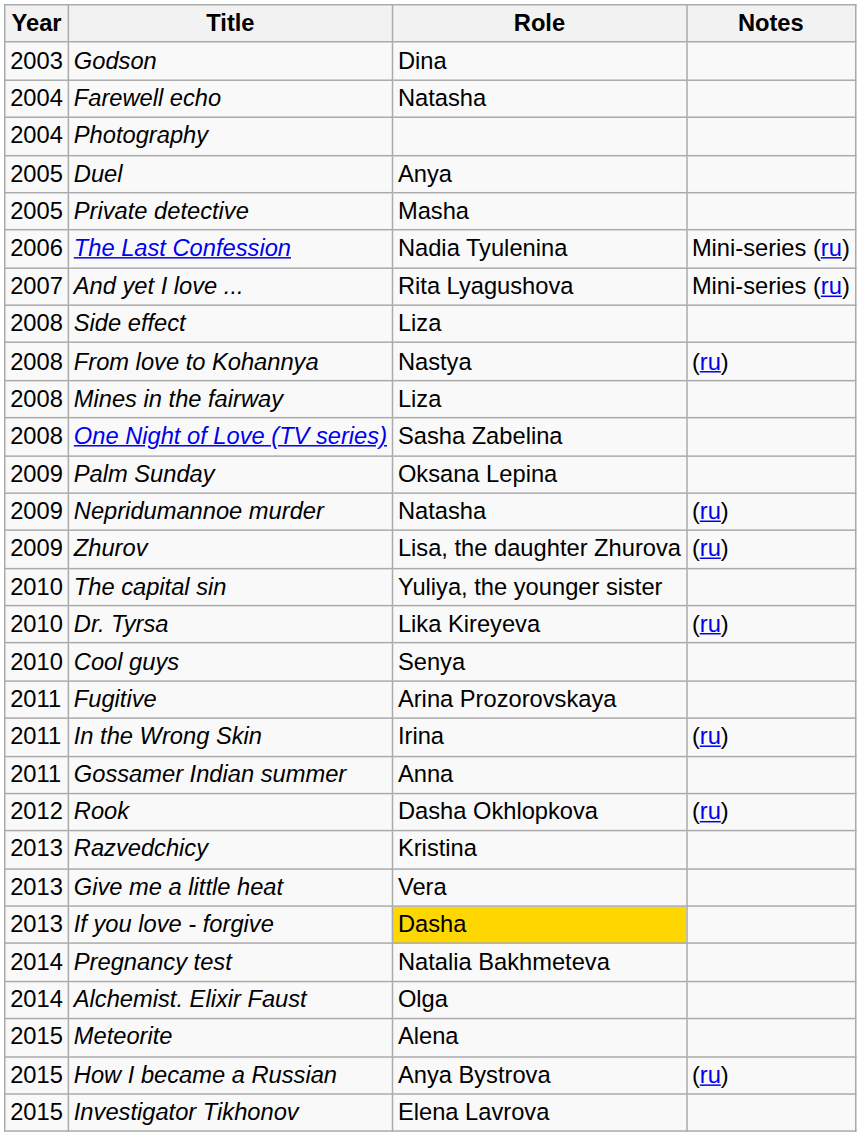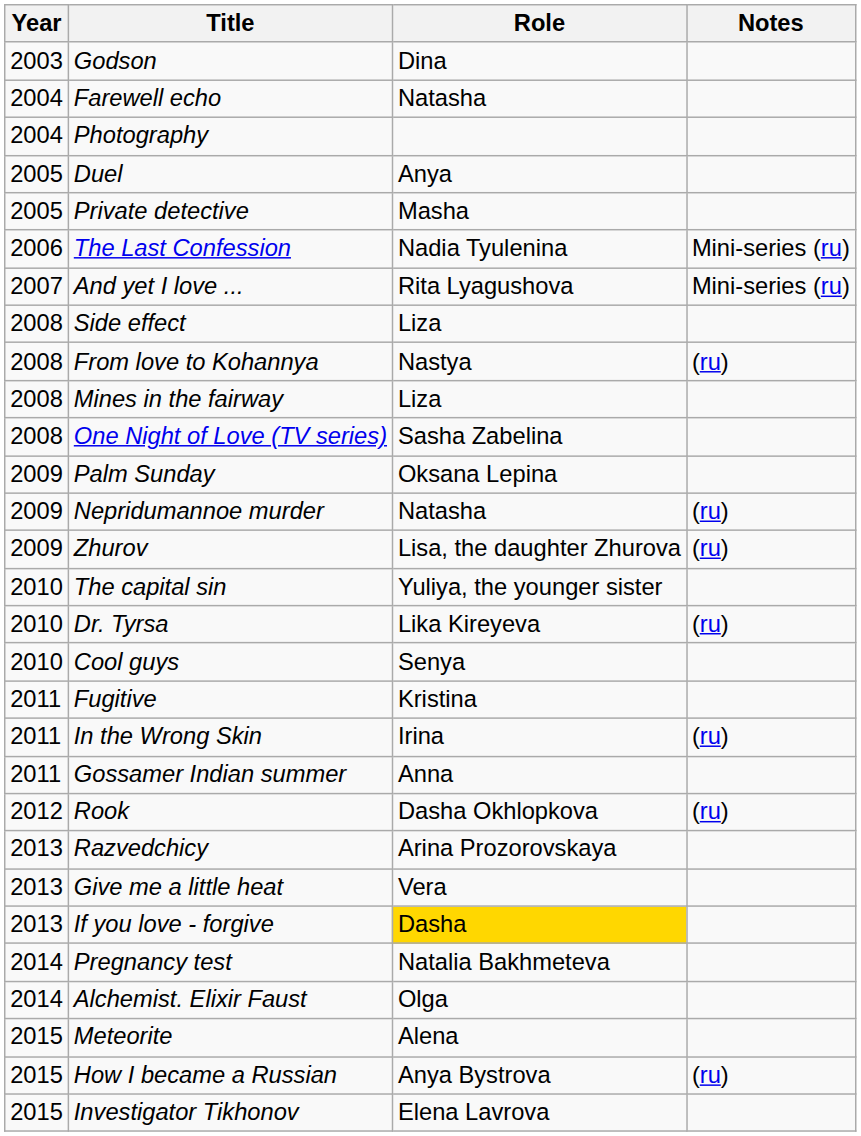(507, 699) Arina Prozorovskaya -> (437, 699) Kristina
(437, 849) Kristina -> (507, 849) Arina Prozorovskaya
